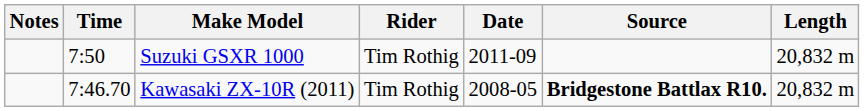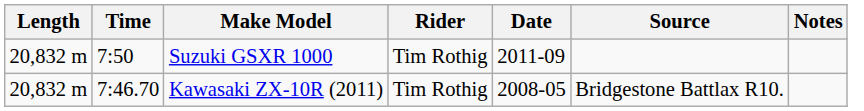columns swapped: (815, 21) <-> (34, 21)
(657, 89) bold -> (680, 89) normal
